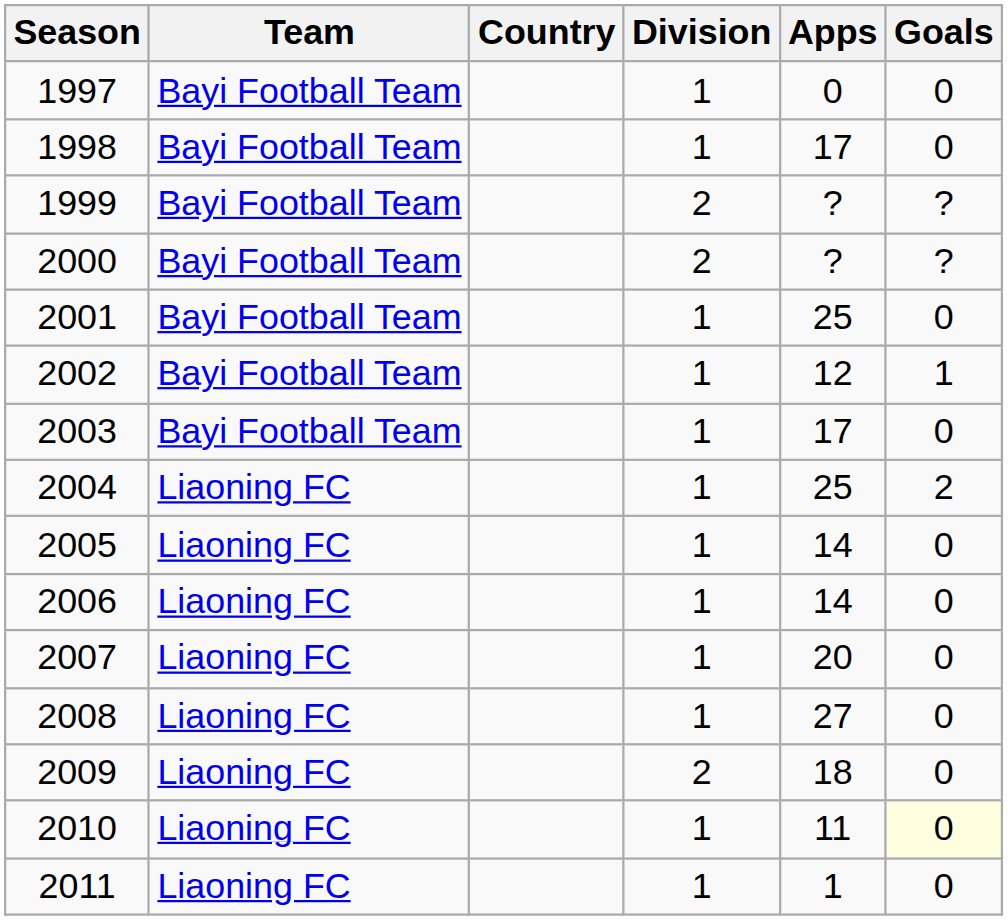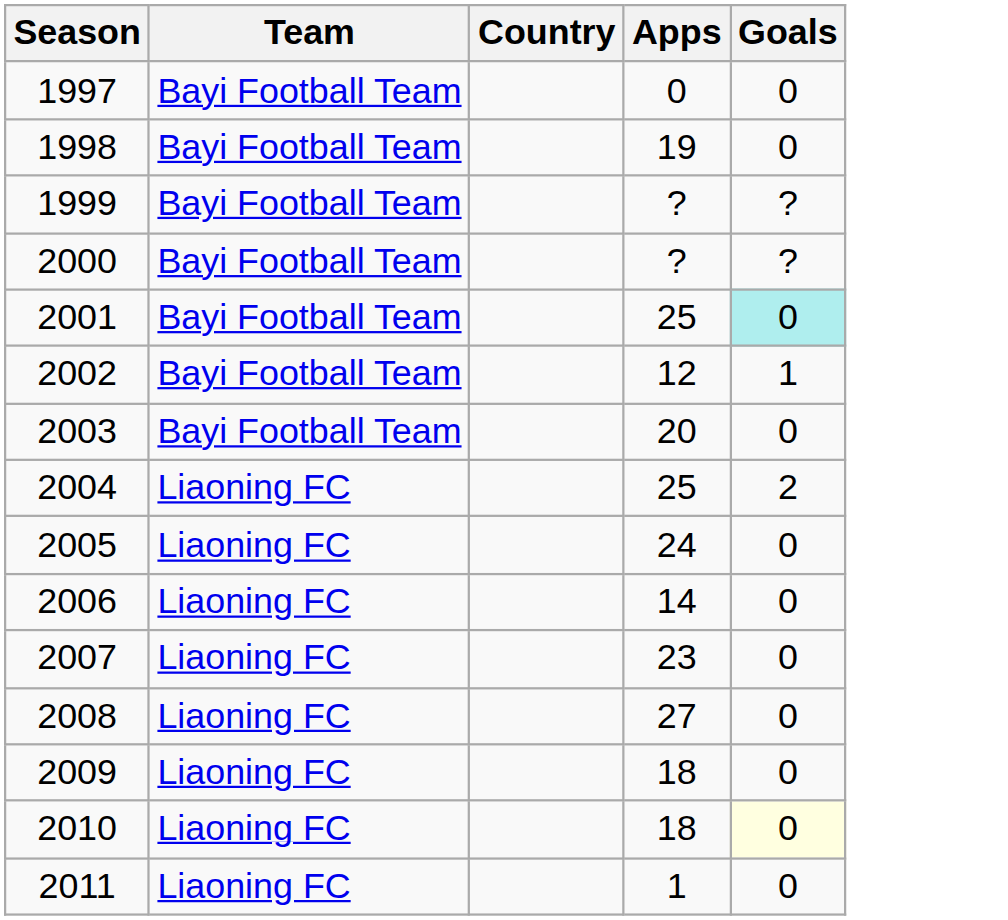- column: (702, 32)
(833, 146) 17 -> (677, 146) 19
(944, 317) no background -> (788, 317) paleturquoise background
(833, 430) 17 -> (677, 430) 20
(833, 544) 14 -> (677, 544) 24
(833, 658) 20 -> (677, 658) 23
(833, 828) 11 -> (677, 828) 18
